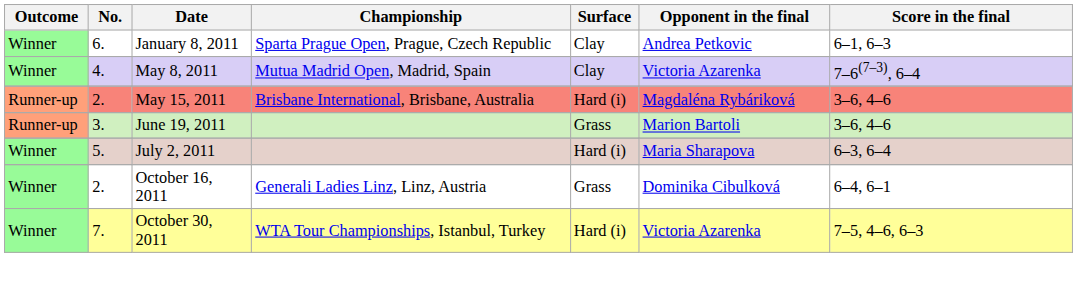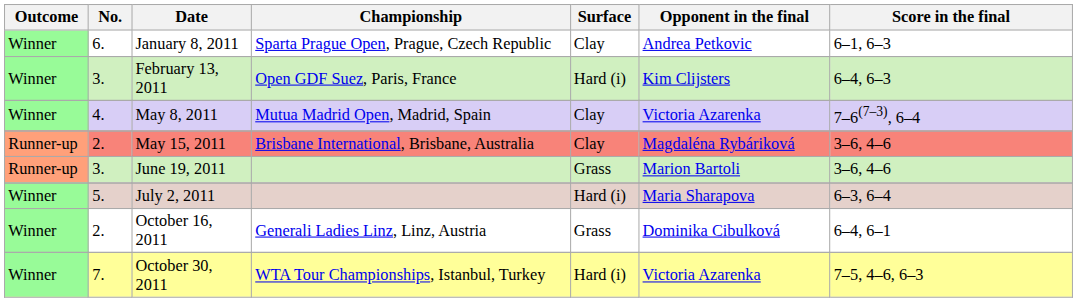+ row: (177, 78)
(600, 99) Hard (i) -> (589, 143) Clay
